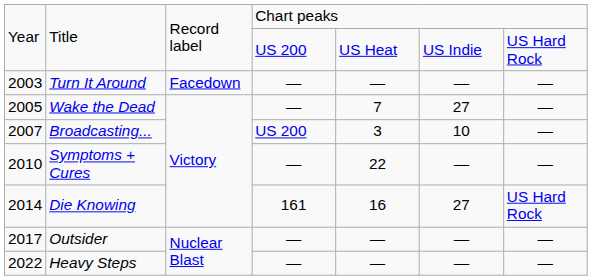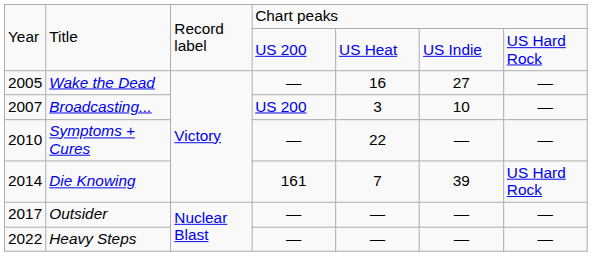- row: (25, 82)
(378, 107) 7 -> (377, 82) 16
(377, 206) 16 -> (378, 181) 7
(461, 206) 27 -> (461, 181) 39
